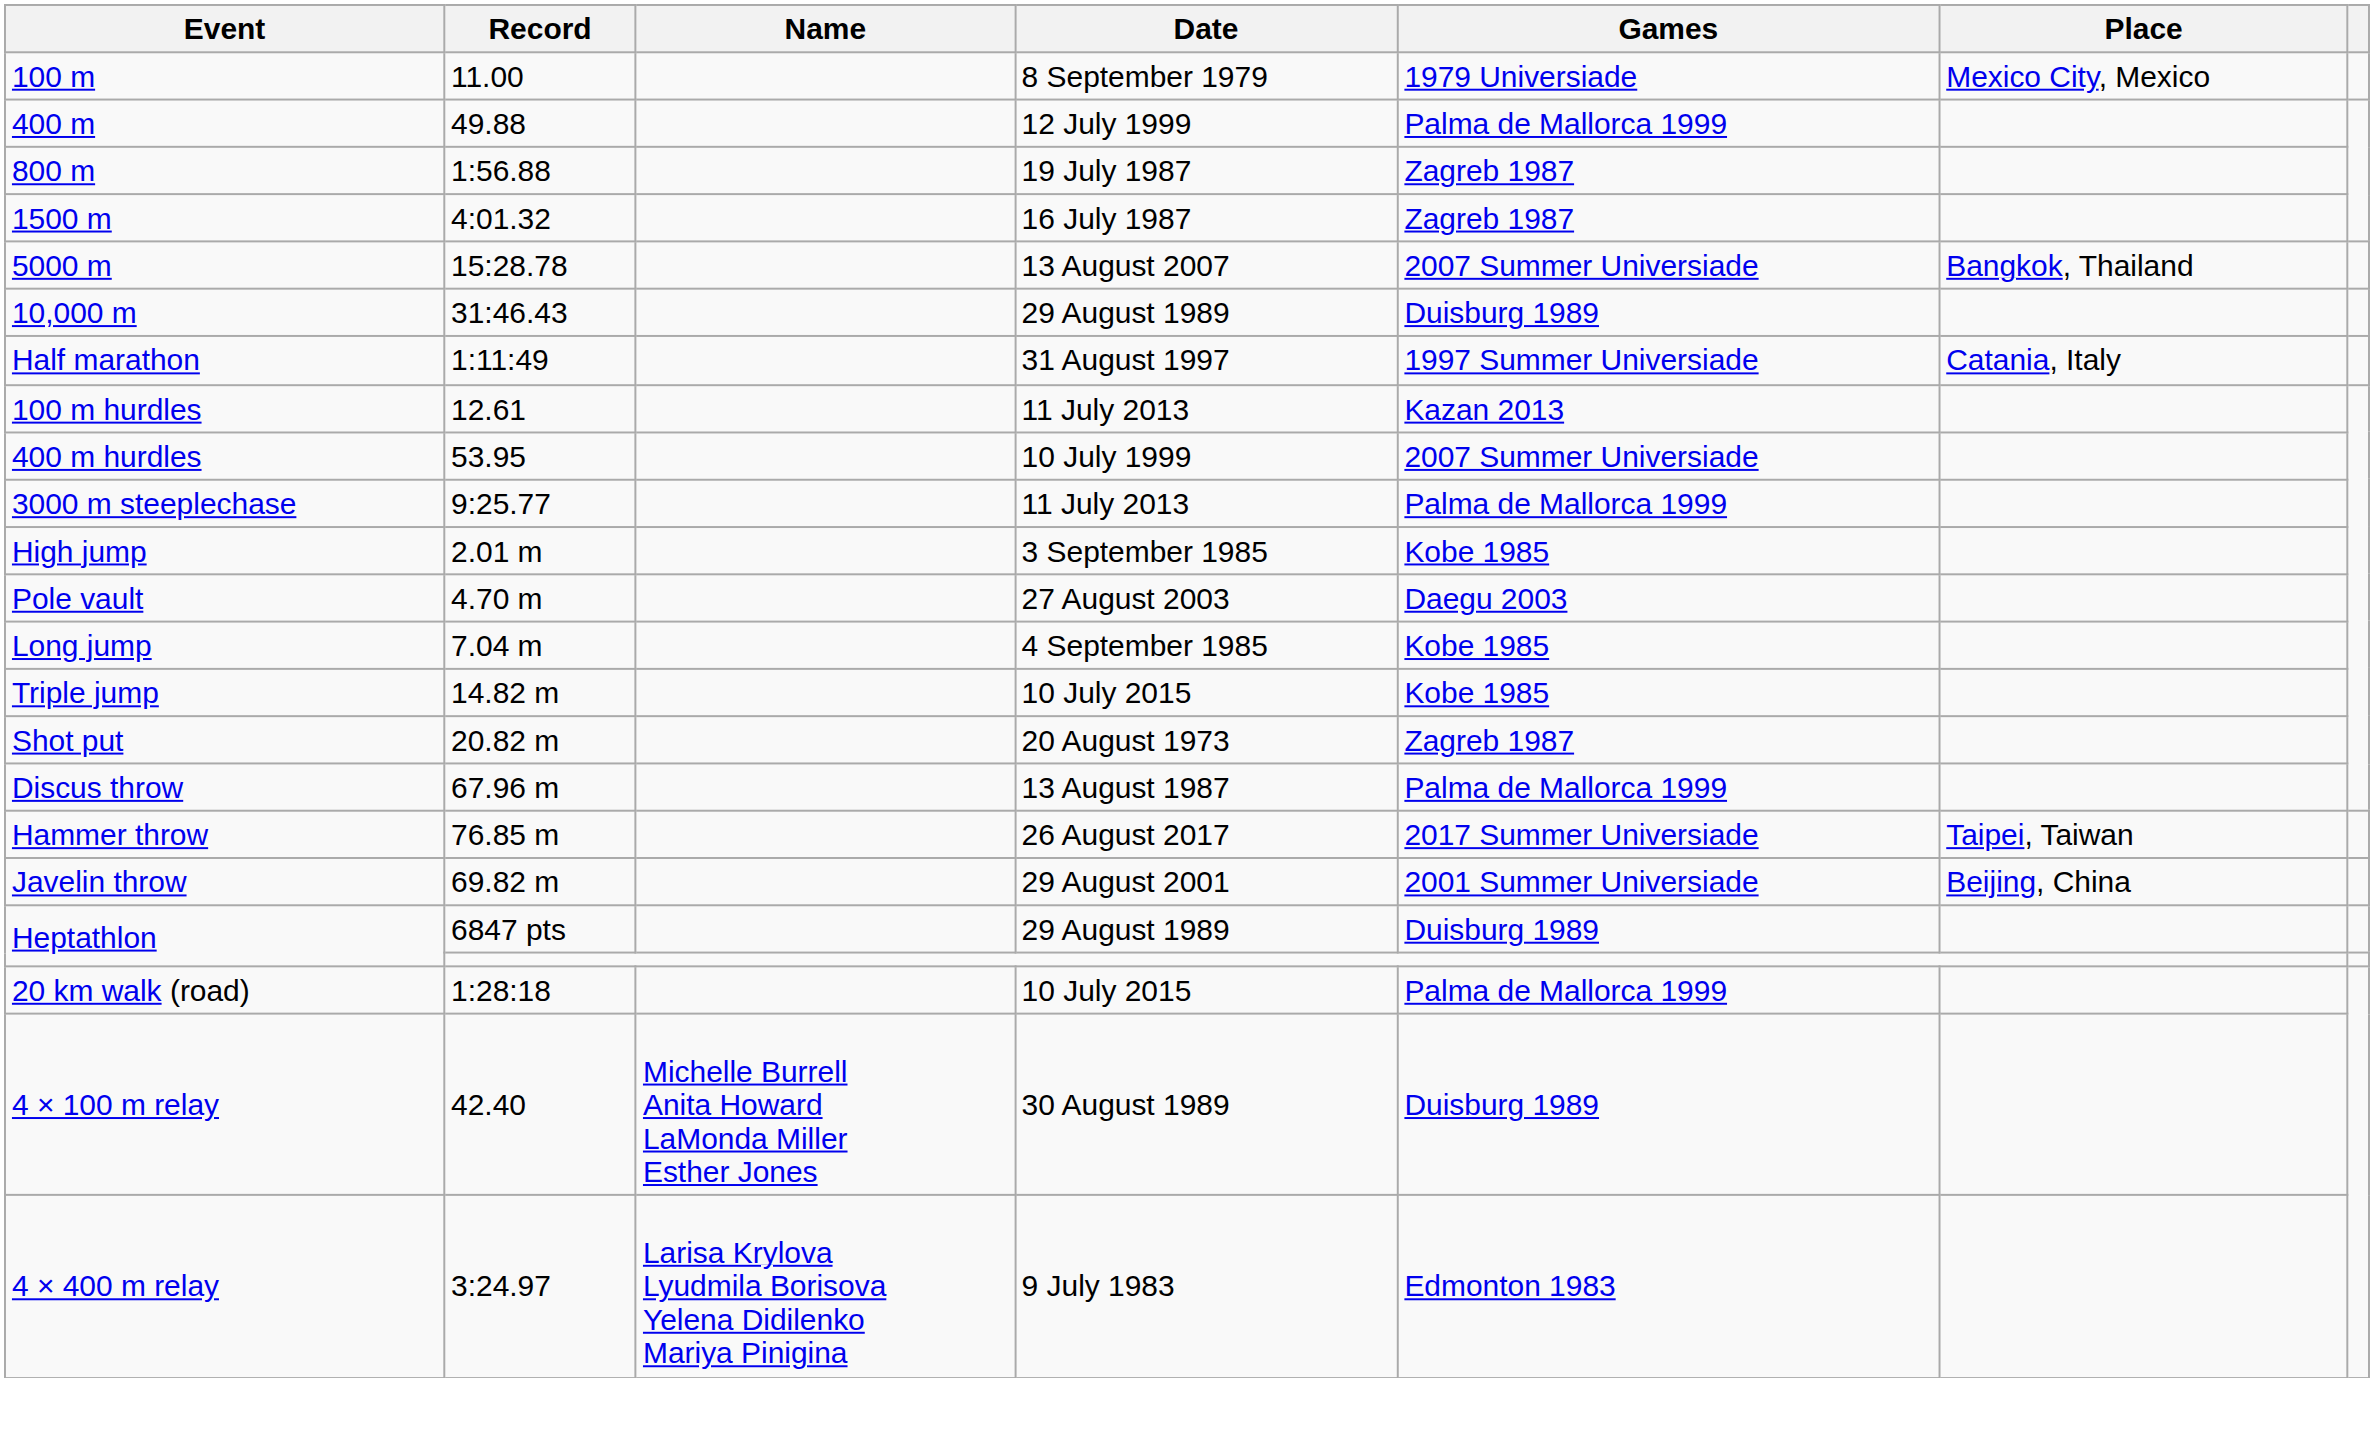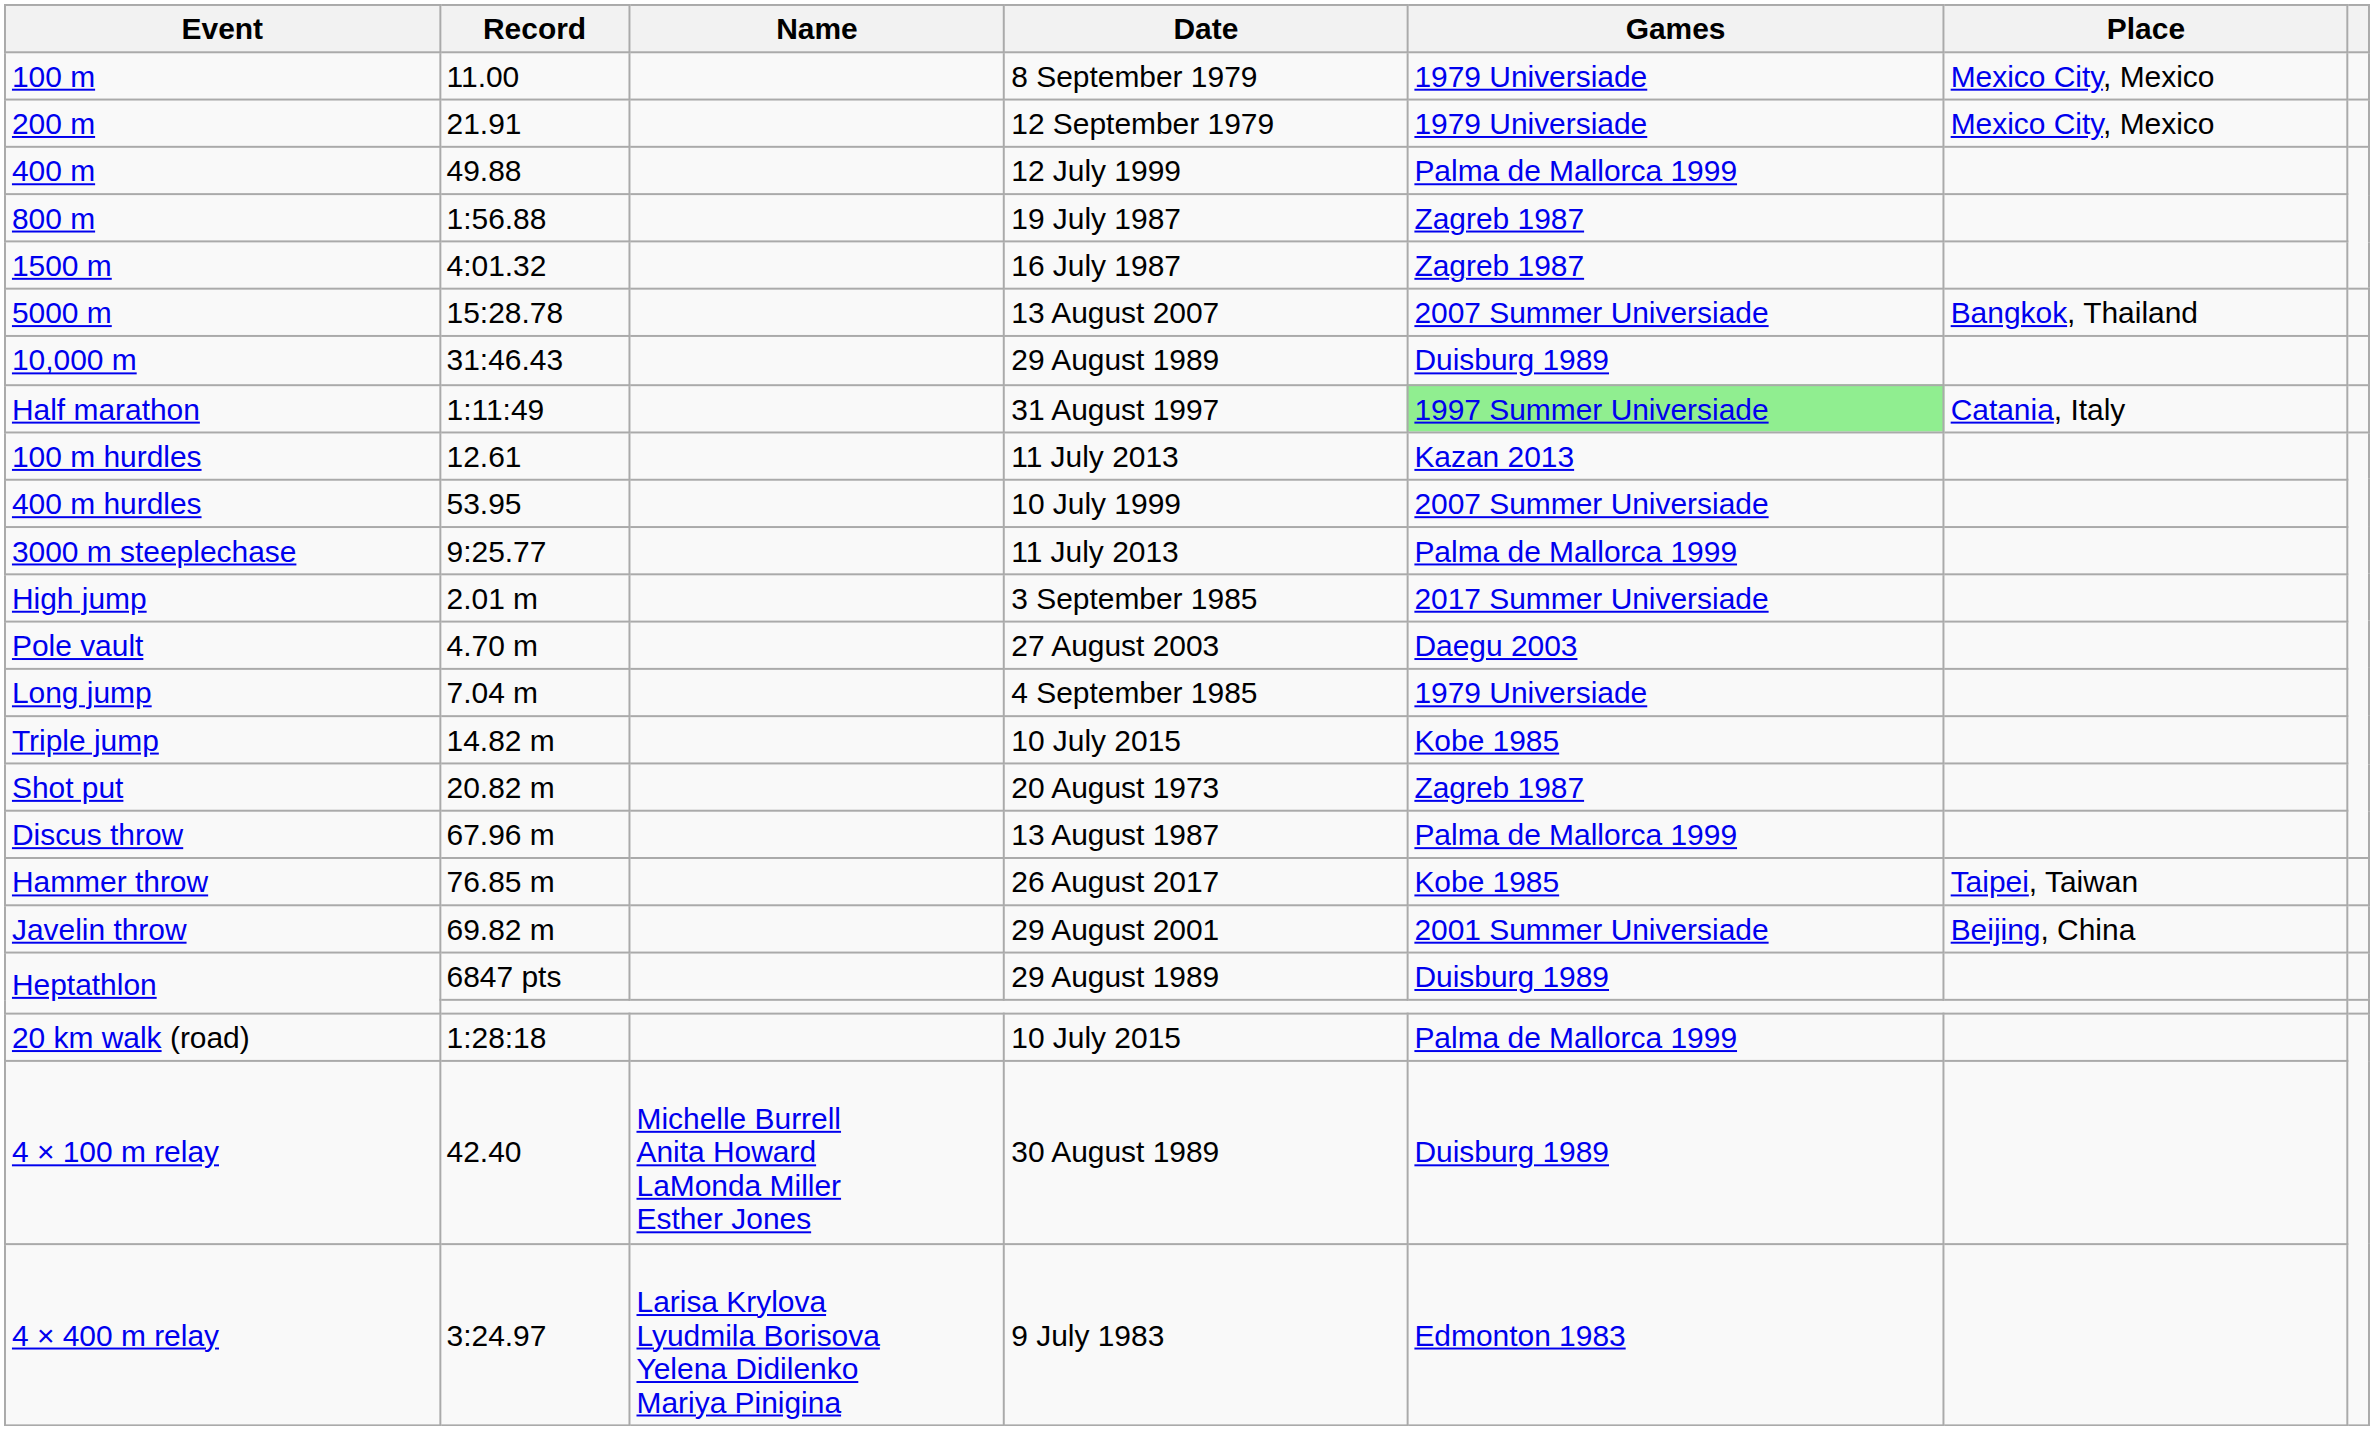+ row: (54, 124)
(1582, 361) no background -> (1592, 408) lightgreen background
(1477, 550) Kobe 1985 -> (1592, 598) 2017 Summer Universiade
(1477, 645) Kobe 1985 -> (1531, 693) 1979 Universiade
(1582, 835) 2017 Summer Universiade -> (1487, 882) Kobe 1985
